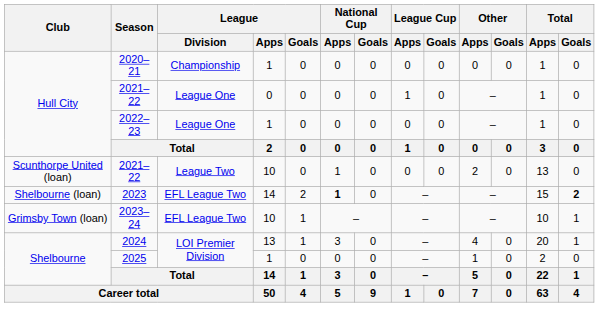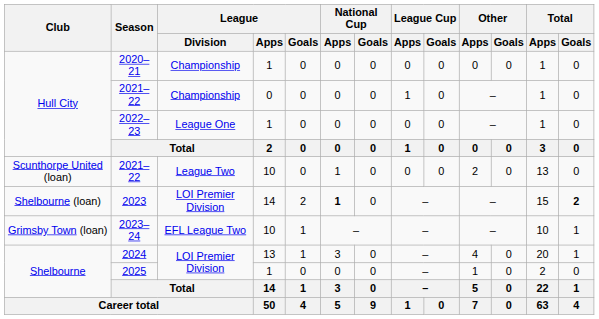(205, 95) League One -> (205, 95) Championship
(205, 195) EFL League Two -> (205, 201) LOI Premier Division
